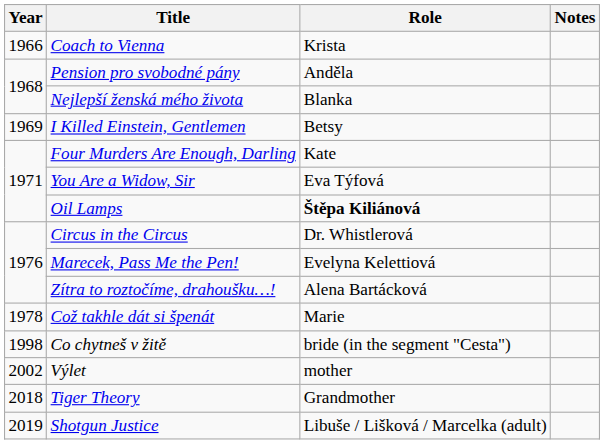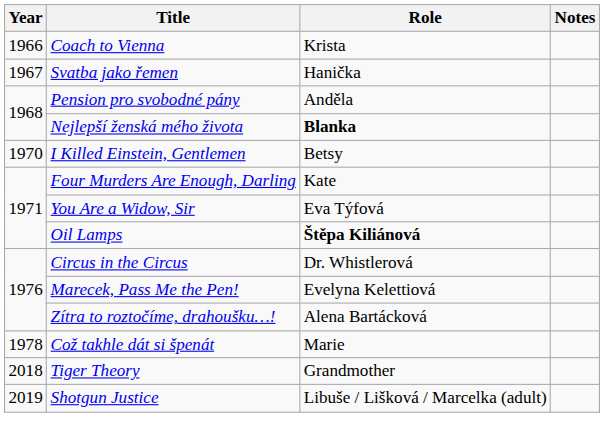+ row: (114, 72)
(328, 99) normal -> (330, 126) bold
(26, 126) 1969 -> (26, 153) 1970
- row: (108, 343)
- row: (68, 371)
